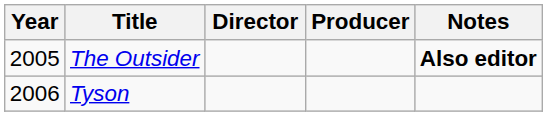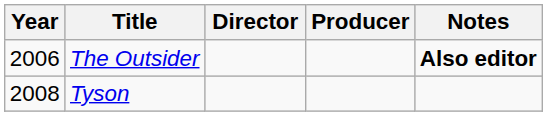(35, 57) 2005 -> (35, 57) 2006
(35, 93) 2006 -> (35, 93) 2008
